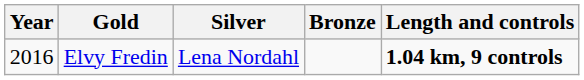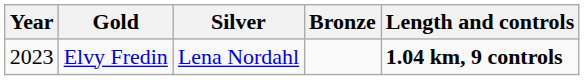(32, 56) 2016 -> (32, 56) 2023
